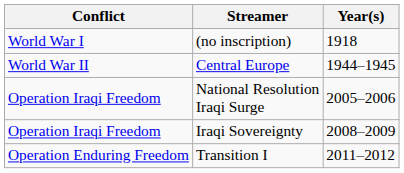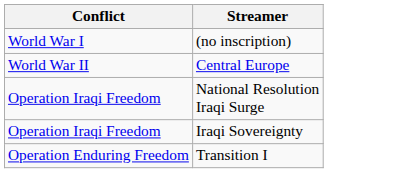- column: (361, 16)
